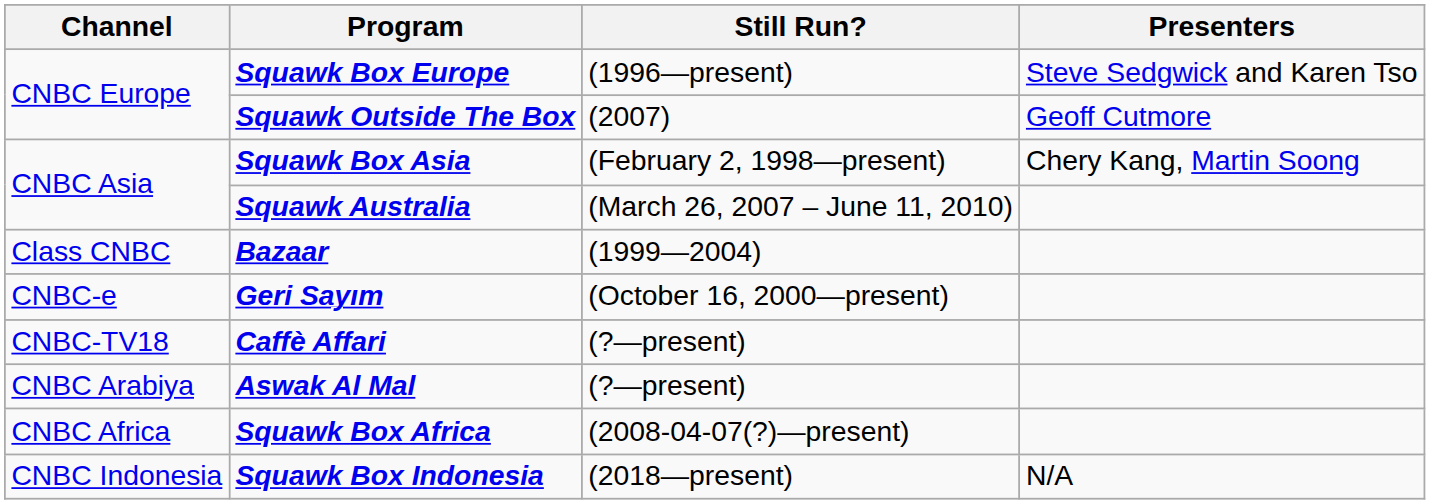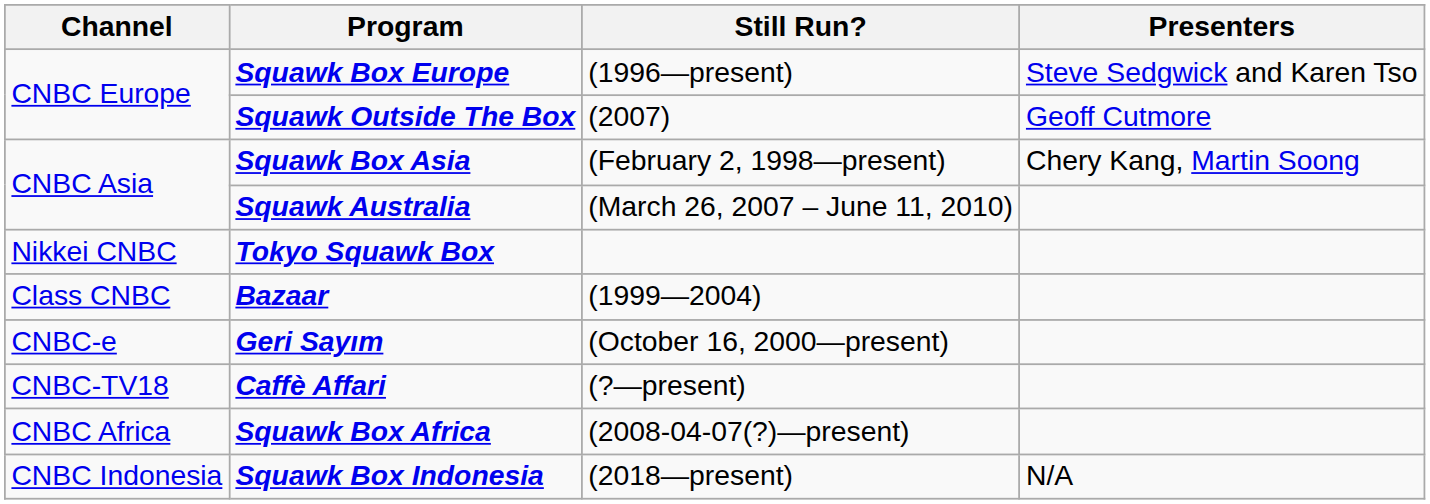+ row: (365, 251)
- row: (325, 386)
